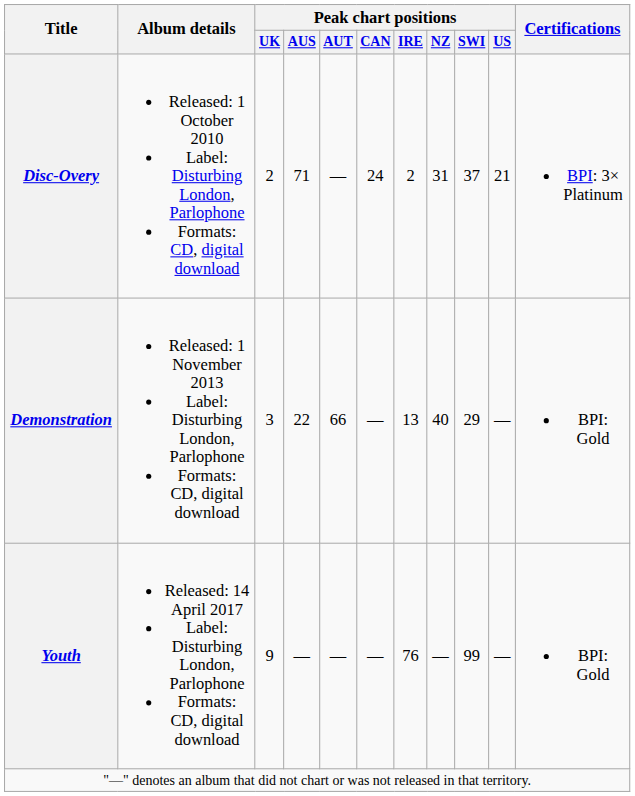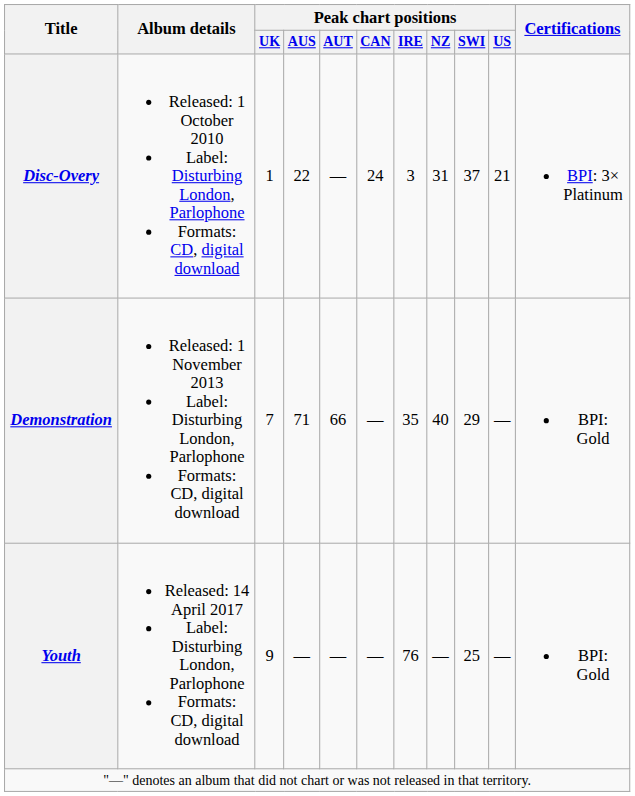(270, 175) 2 -> (270, 175) 1
(302, 175) 71 -> (302, 175) 22
(410, 175) 2 -> (410, 175) 3
(270, 420) 3 -> (270, 420) 7
(302, 420) 22 -> (302, 420) 71
(410, 420) 13 -> (410, 420) 35
(472, 655) 99 -> (472, 655) 25
